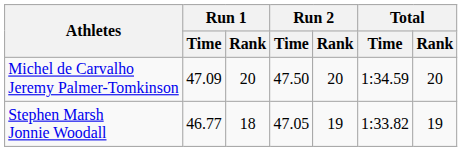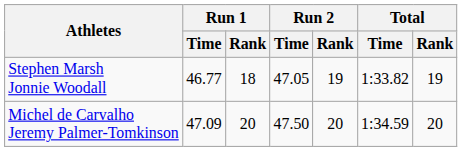rows swapped: (57, 124) <-> (94, 79)
